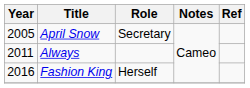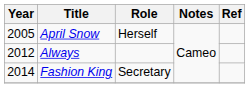(144, 33) Secretary -> (137, 33) Herself
(20, 53) 2011 -> (21, 53) 2012
(21, 72) 2016 -> (21, 72) 2014
(137, 72) Herself -> (144, 72) Secretary
